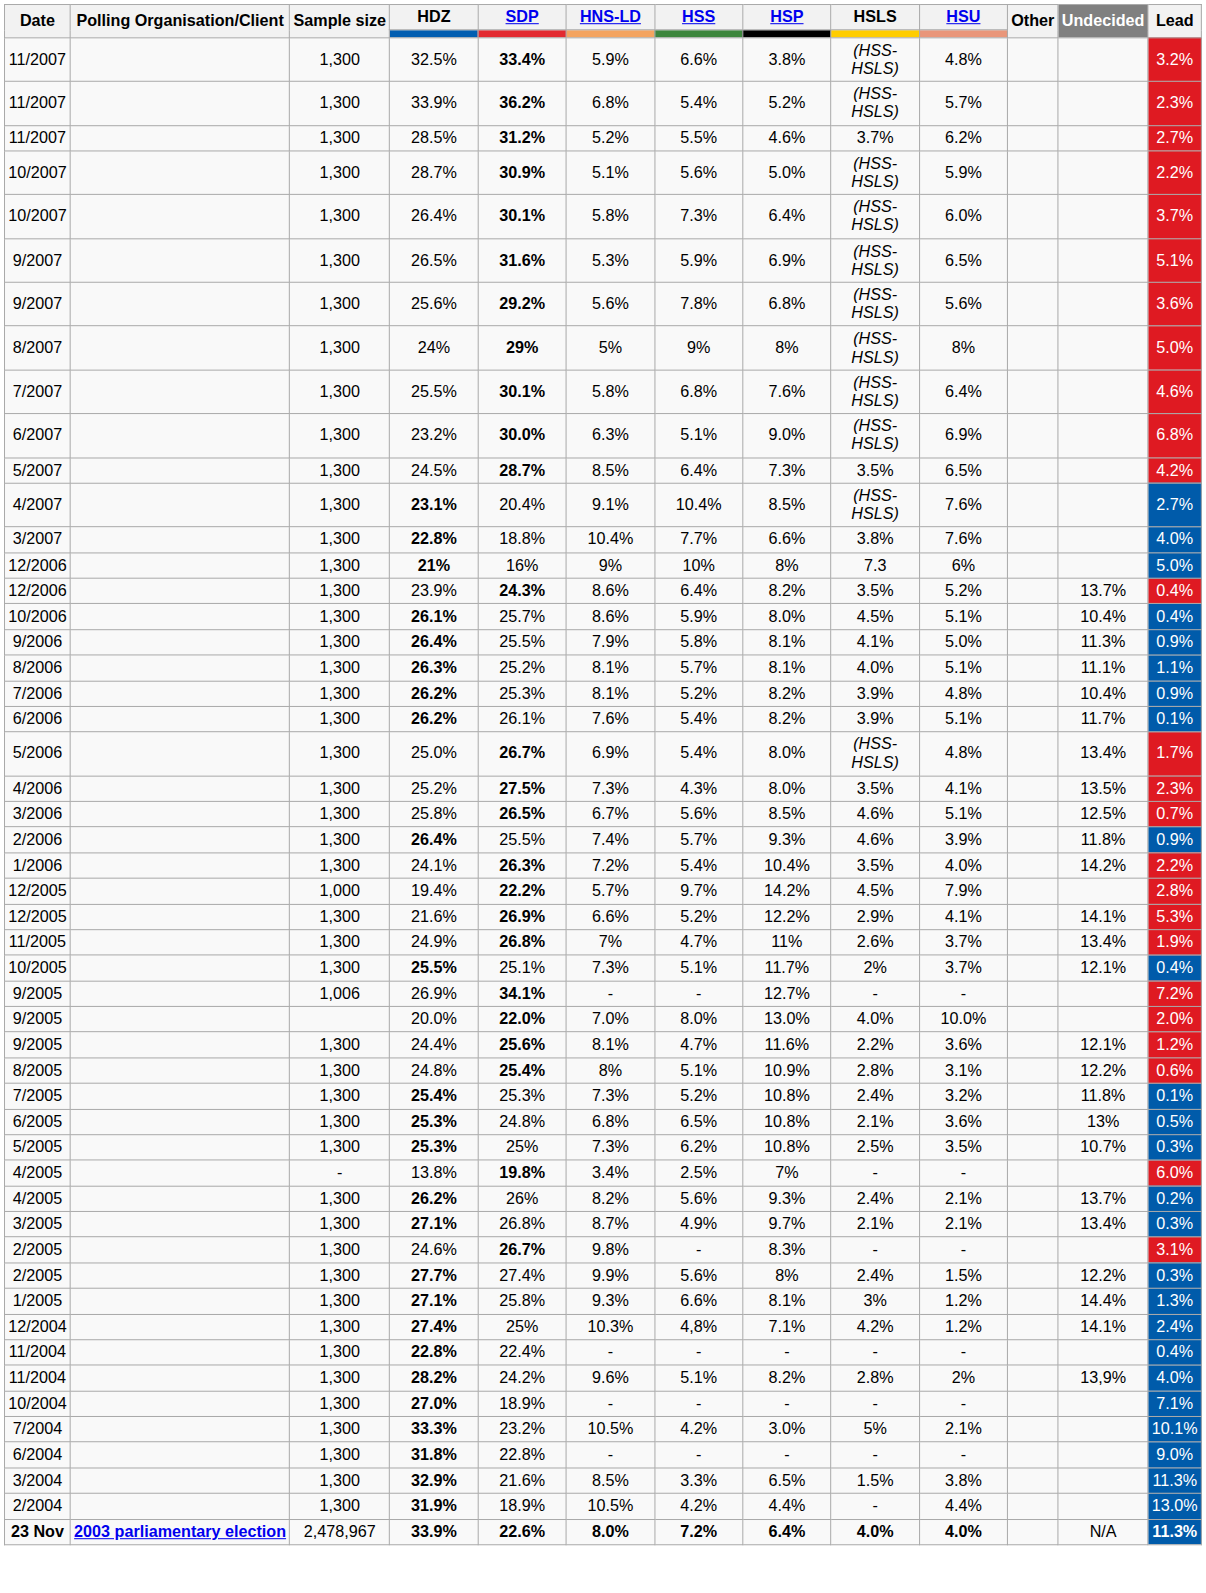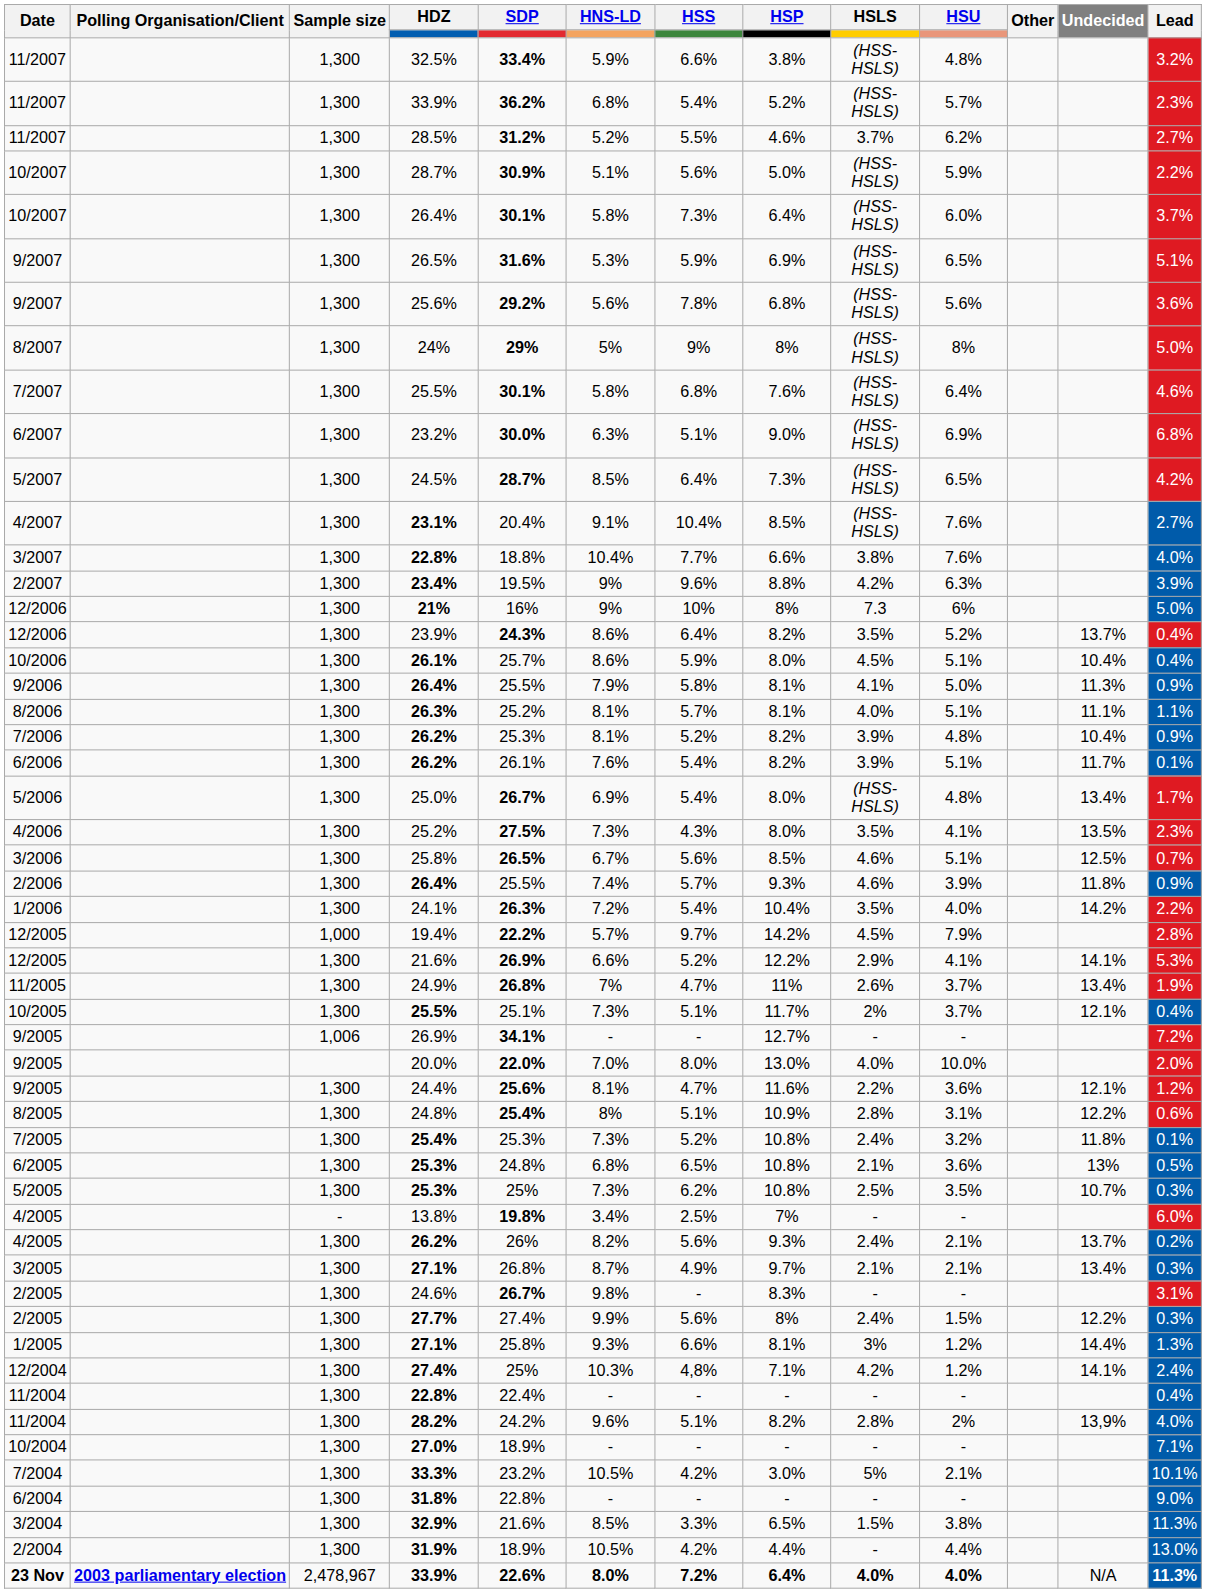(875, 470) 3.5% -> (875, 479) (HSS-HSLS)
+ row: (37, 583)
